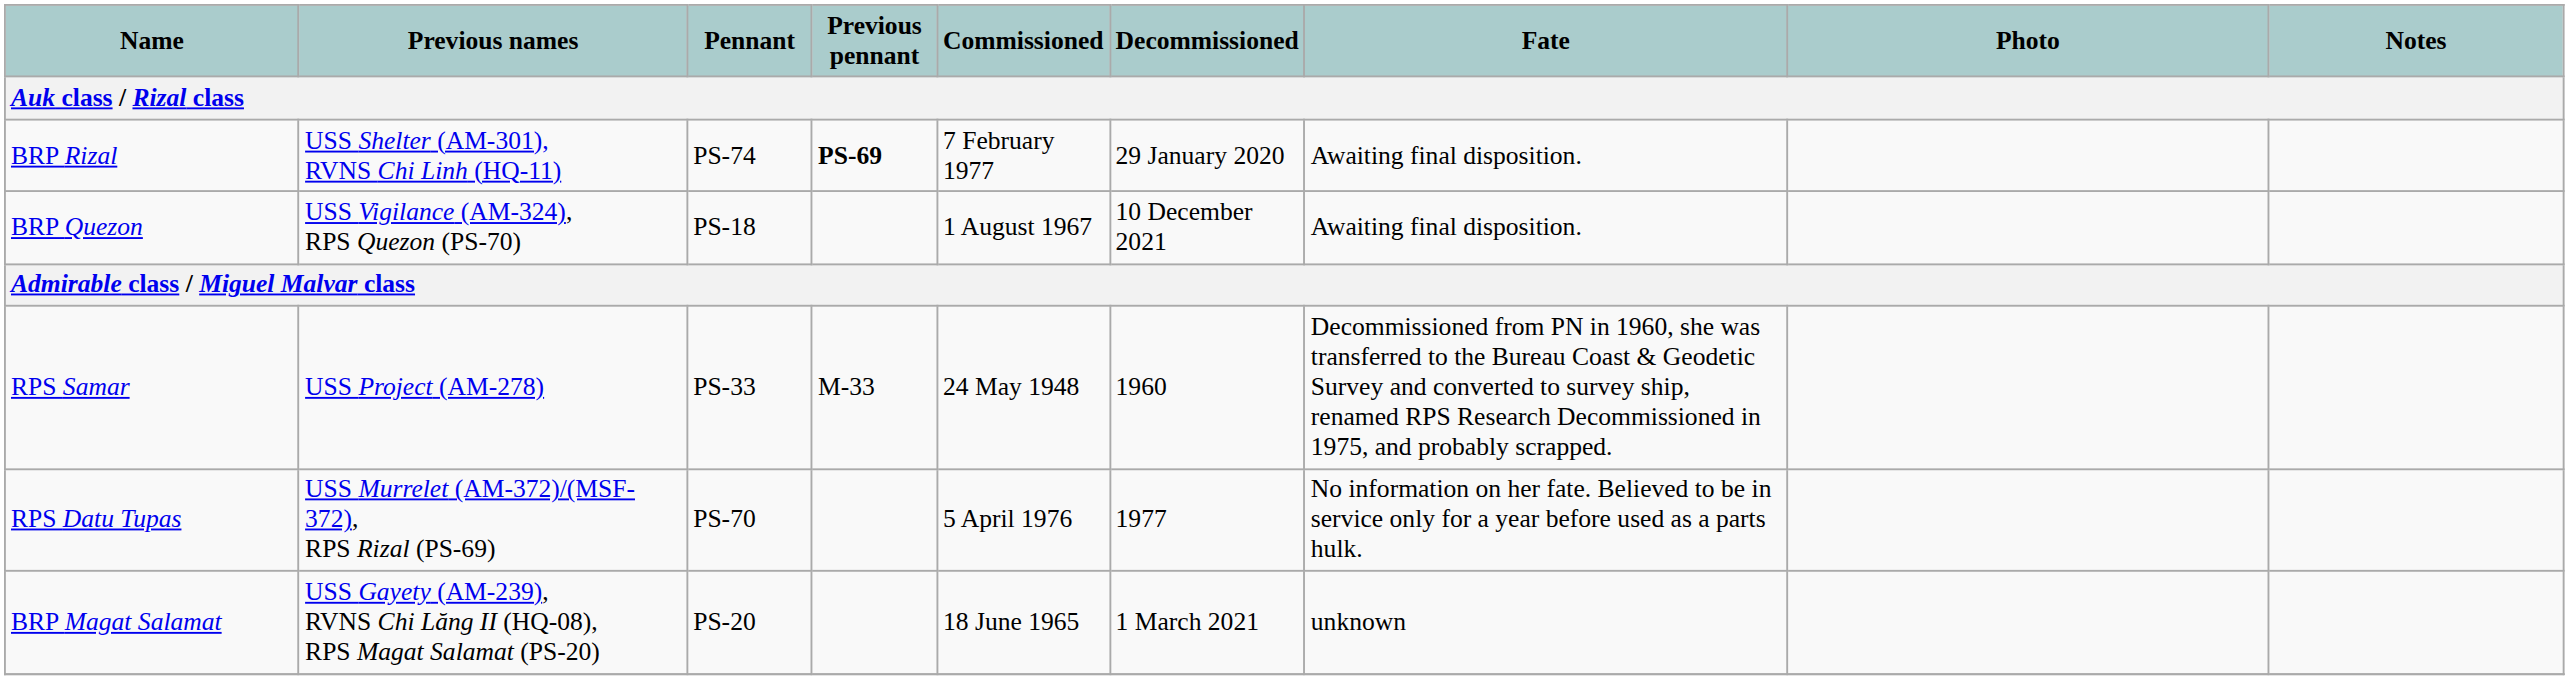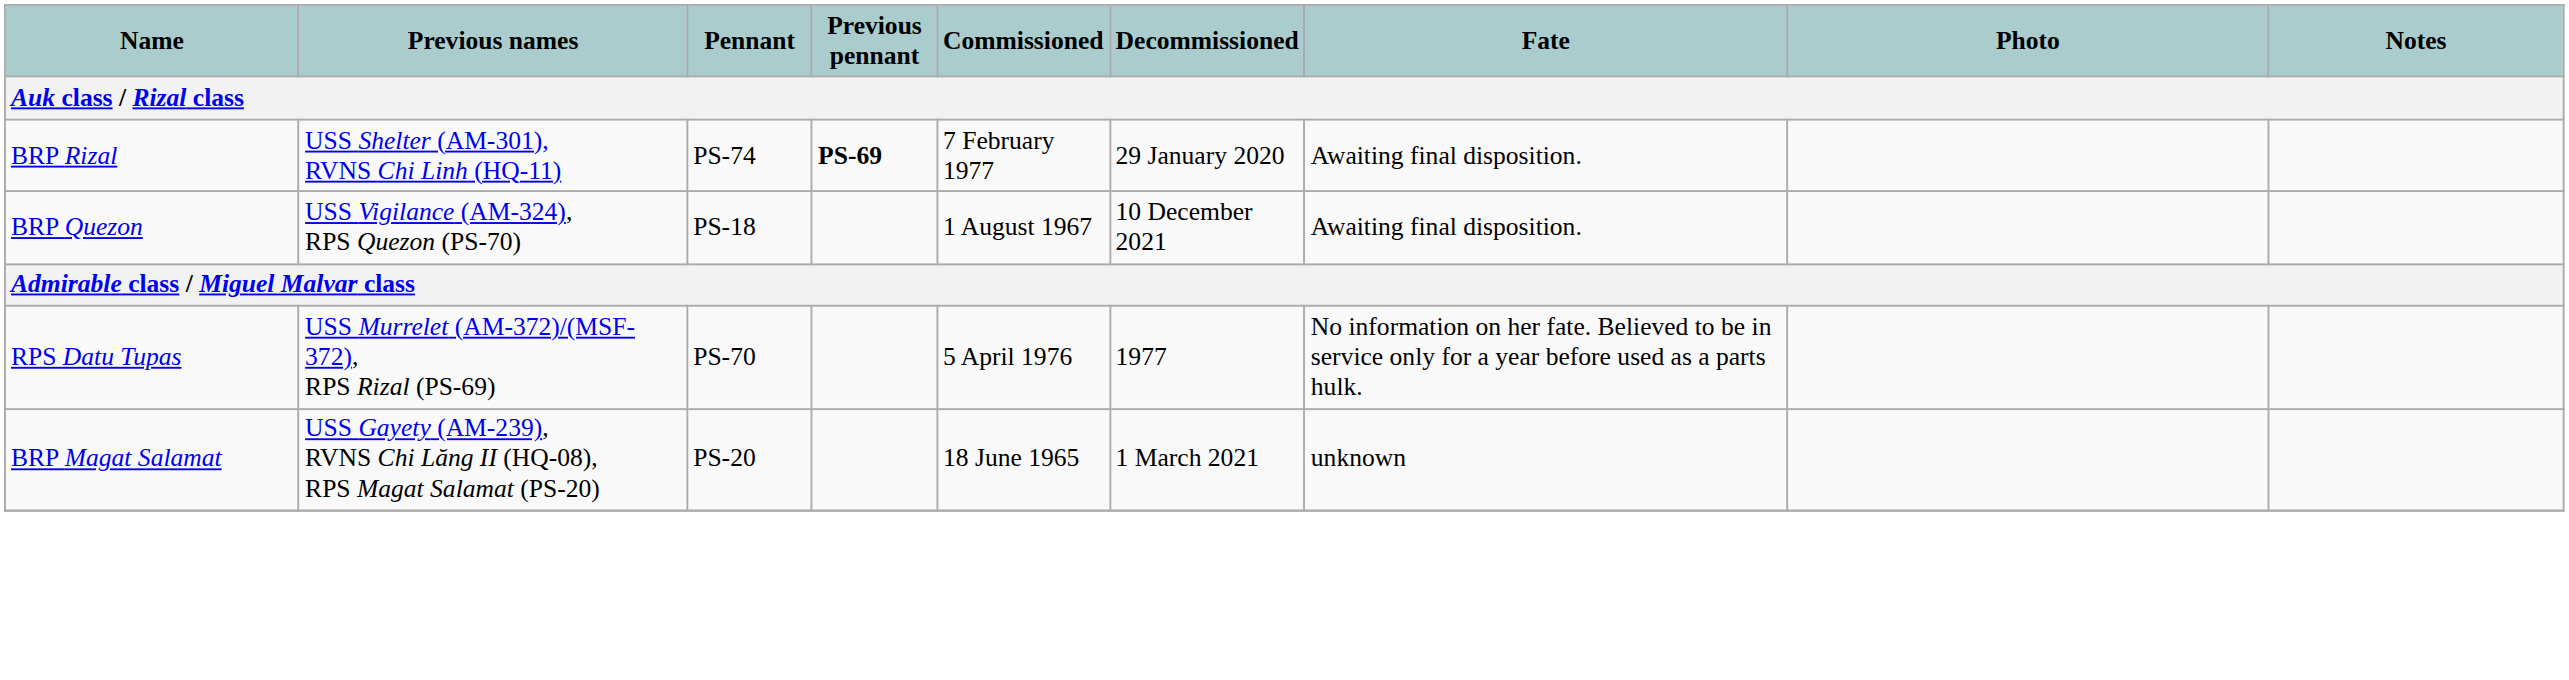- row: (70, 386)
